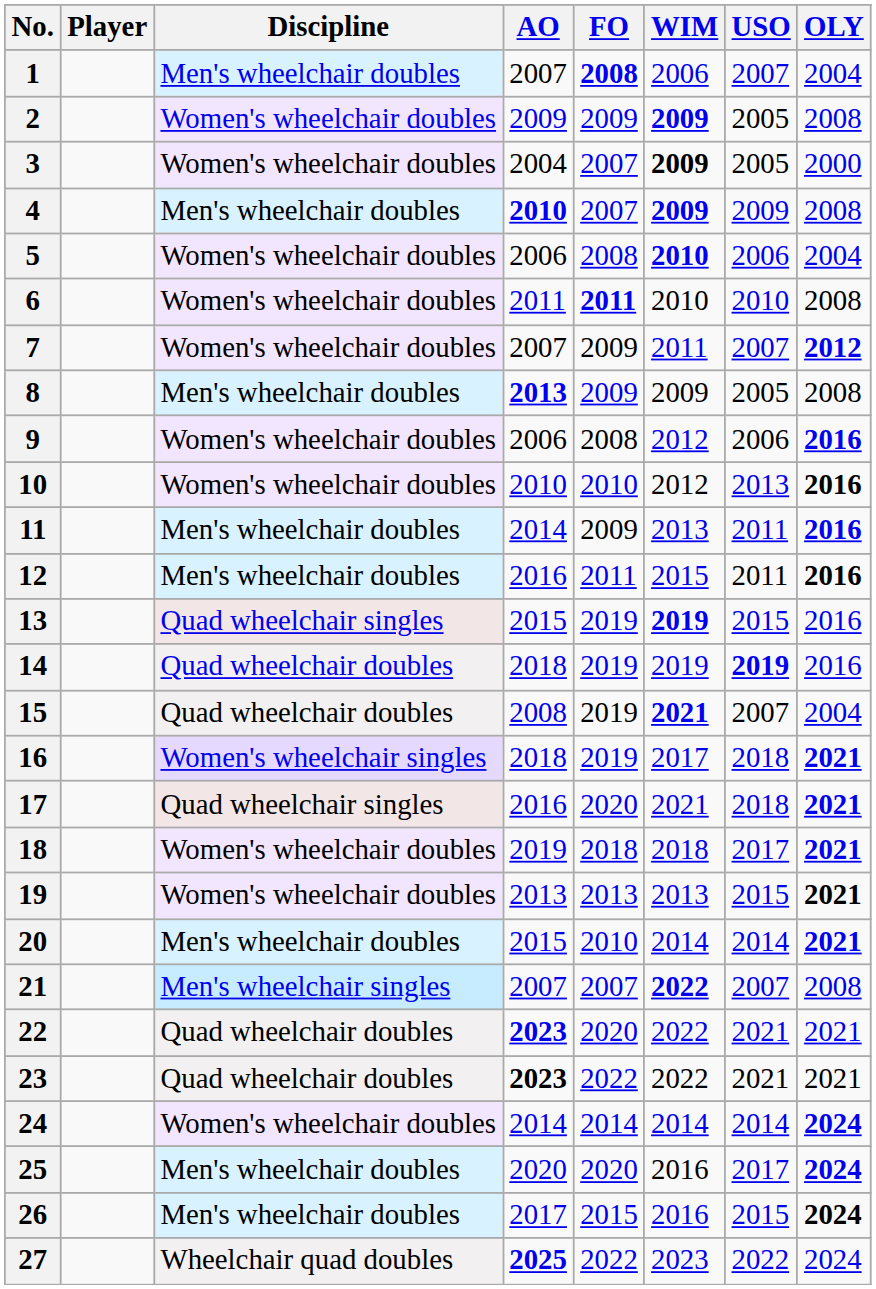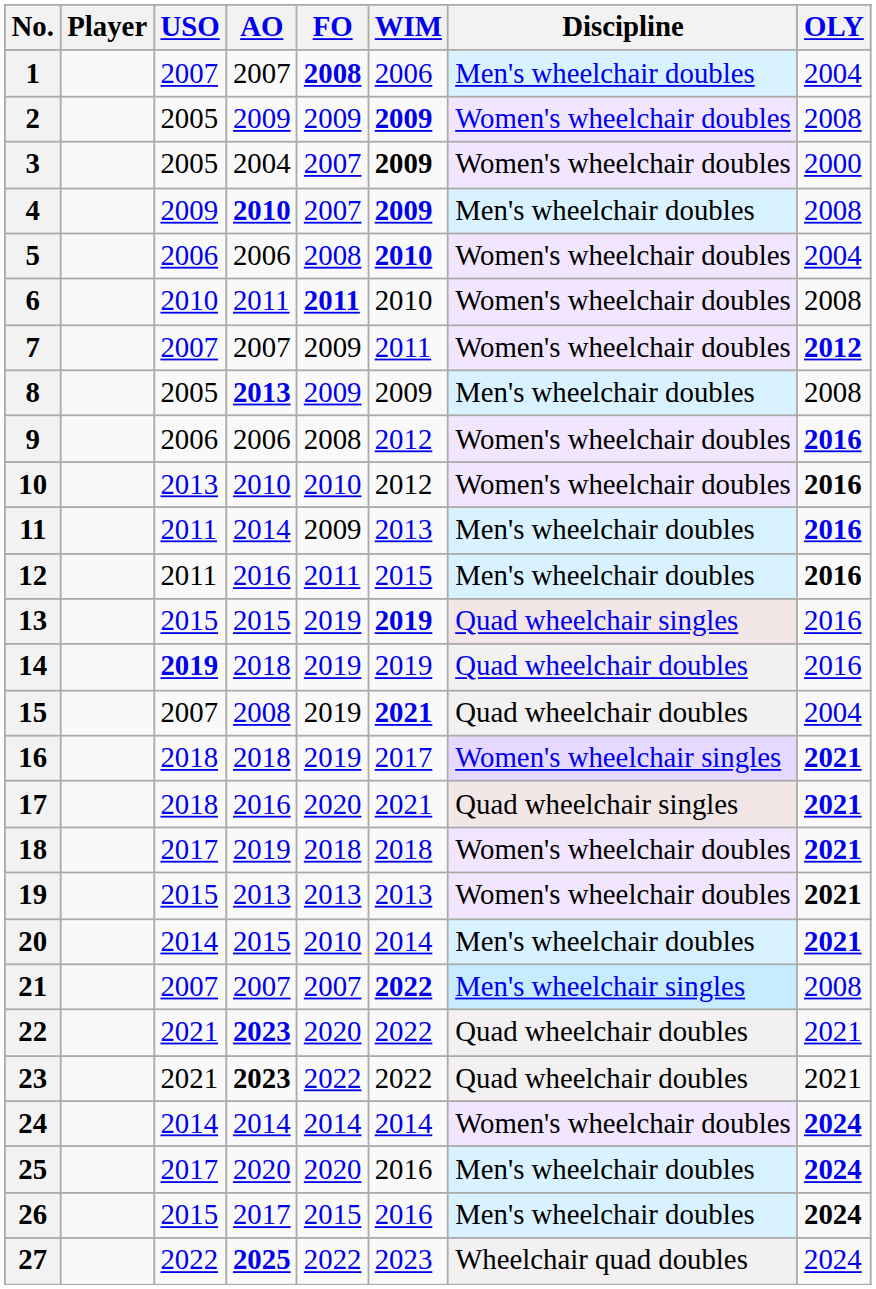columns swapped: (328, 27) <-> (761, 27)
